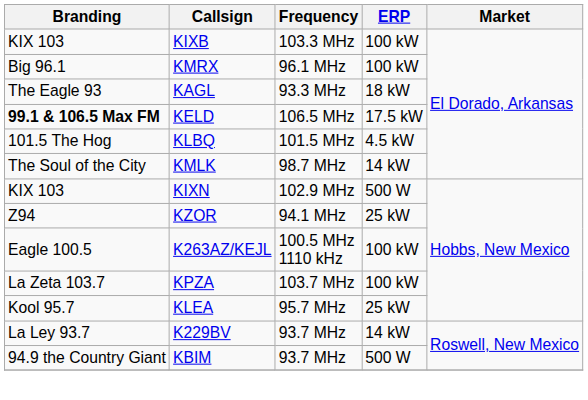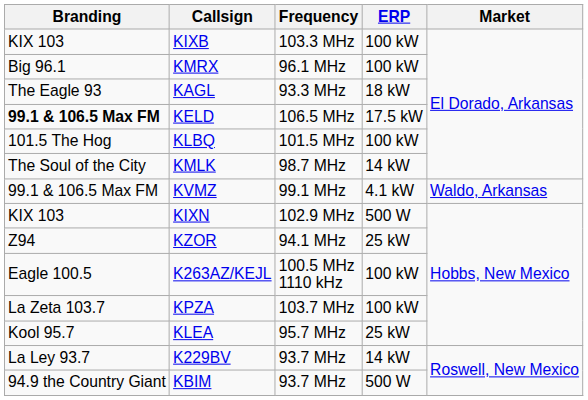(390, 141) 4.5 kW -> (392, 141) 100 kW
+ row: (195, 191)
